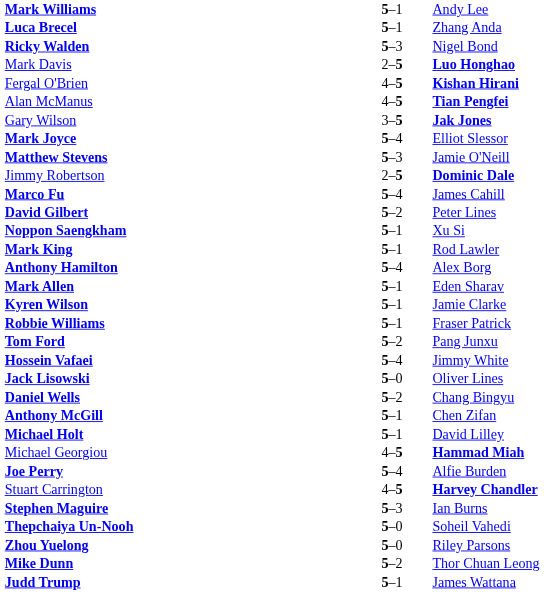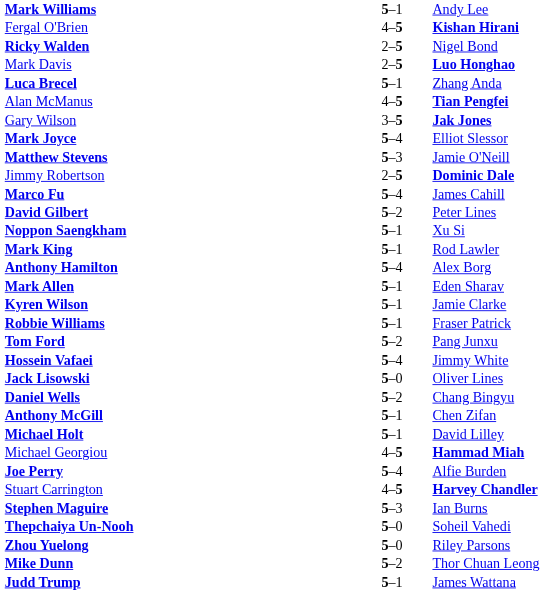rows swapped: (46, 83) <-> (41, 27)
(392, 46) 5–3 -> (392, 46) 2–5
